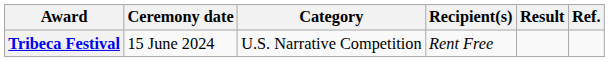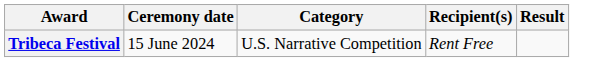- column: (586, 17)
